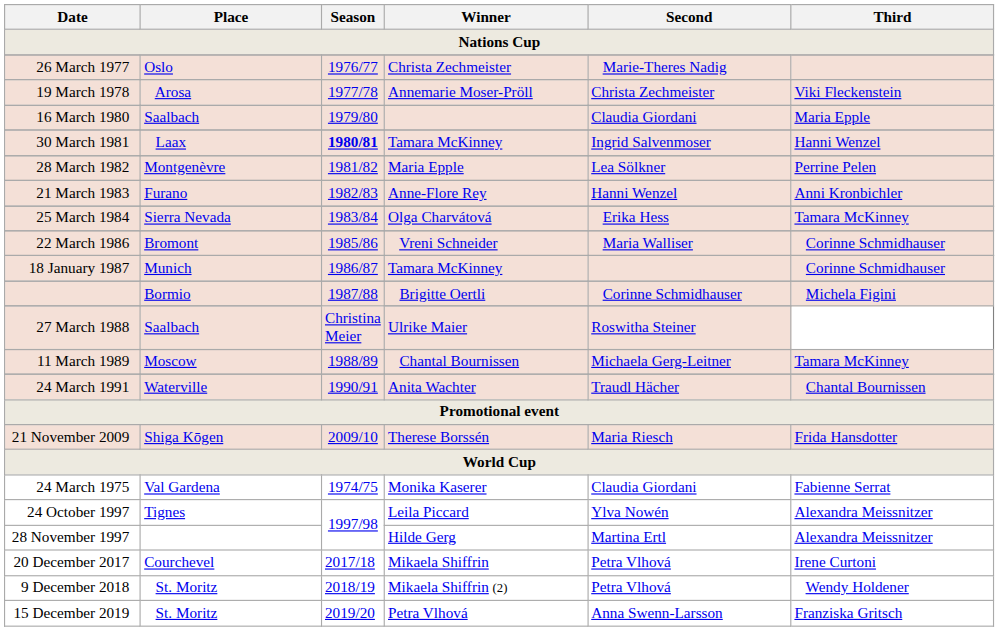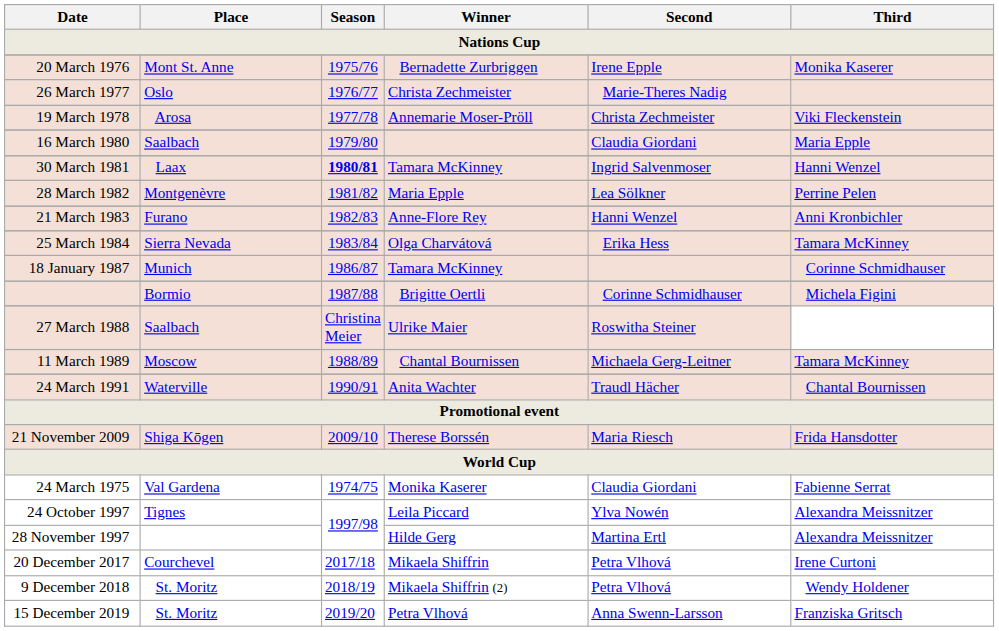+ row: (87, 66)
- row: (87, 242)
